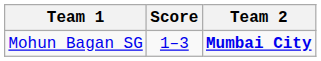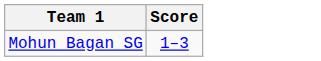- column: (259, 18)
